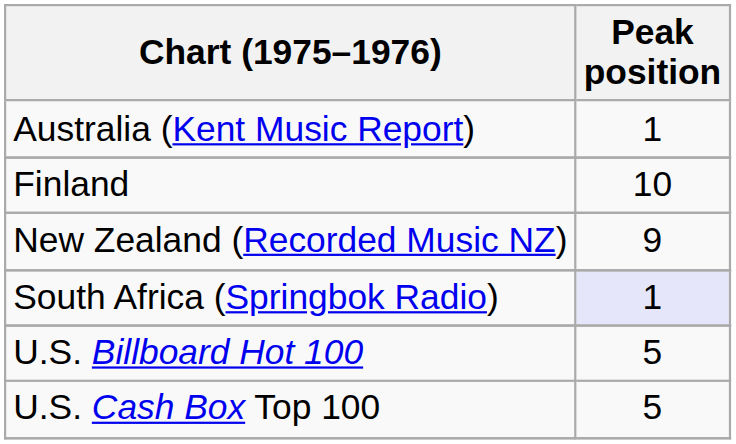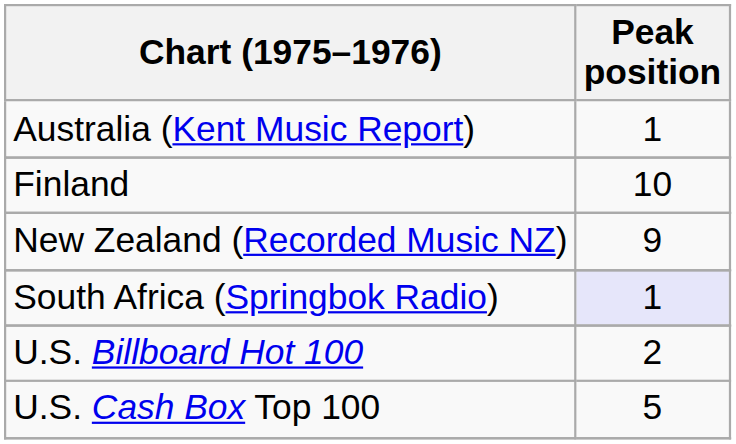(652, 352) 5 -> (652, 352) 2
